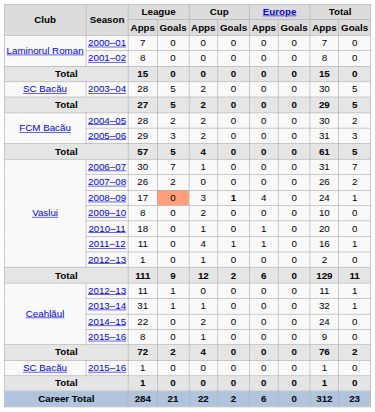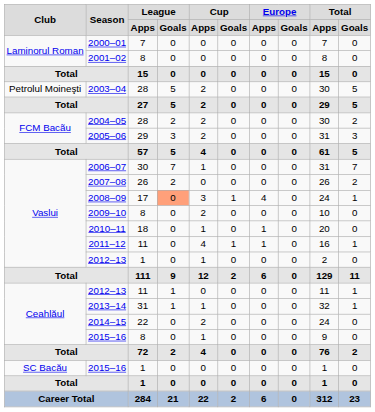(45, 89) SC Bacău -> (45, 89) Petrolul Moineşti
(234, 197) bold -> (234, 197) normal
